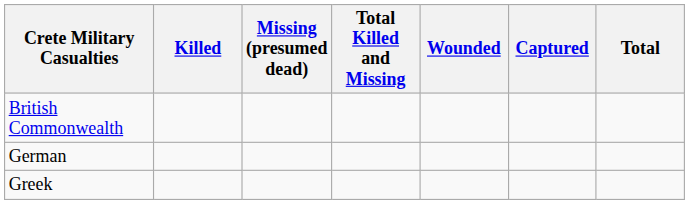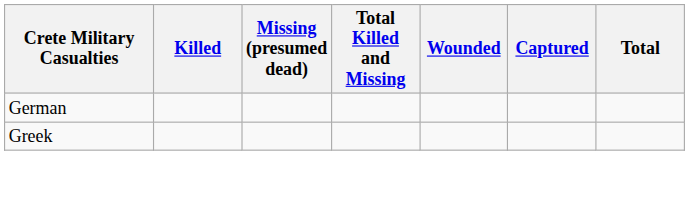- row: (66, 117)
